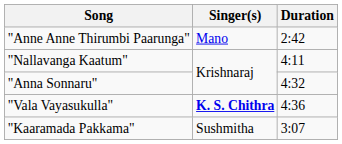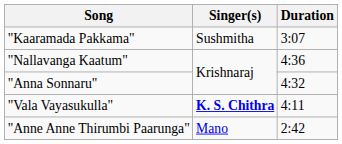rows swapped: (99, 38) <-> (71, 128)
(293, 61) 4:11 -> (293, 61) 4:36
(293, 106) 4:36 -> (293, 106) 4:11
